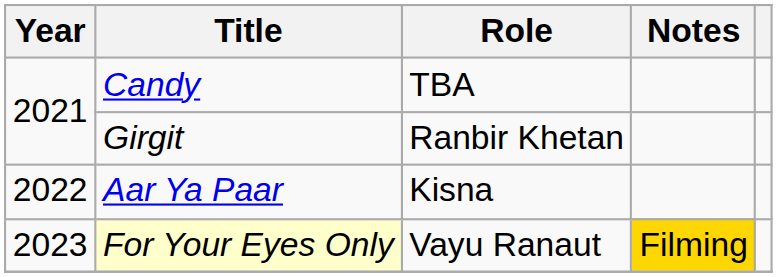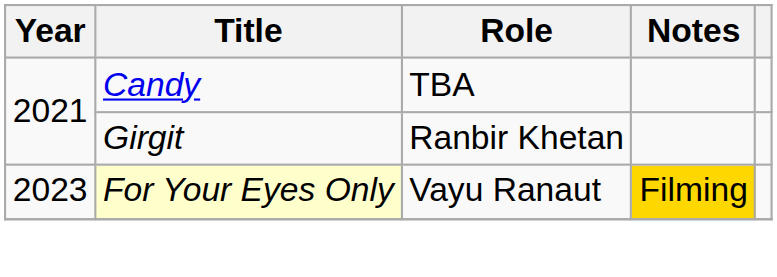- row: (193, 191)
